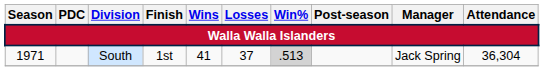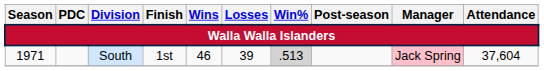(204, 56) 41 -> (204, 56) 46
(246, 56) 37 -> (246, 56) 39
(428, 56) no background -> (428, 56) pink background
(501, 56) 36,304 -> (501, 56) 37,604
